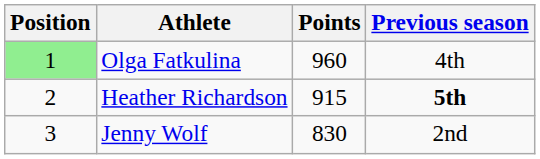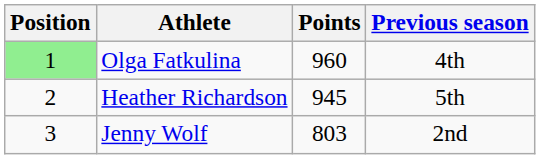(329, 97) 915 -> (329, 97) 945
(450, 97) bold -> (450, 97) normal
(329, 134) 830 -> (329, 134) 803
